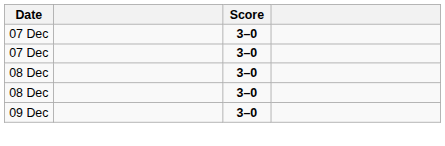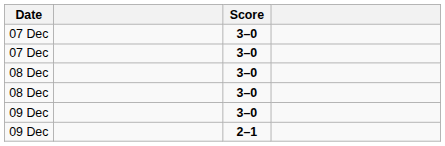+ row: (29, 132)
